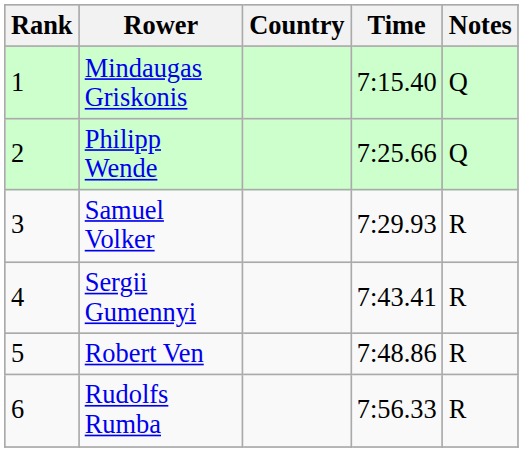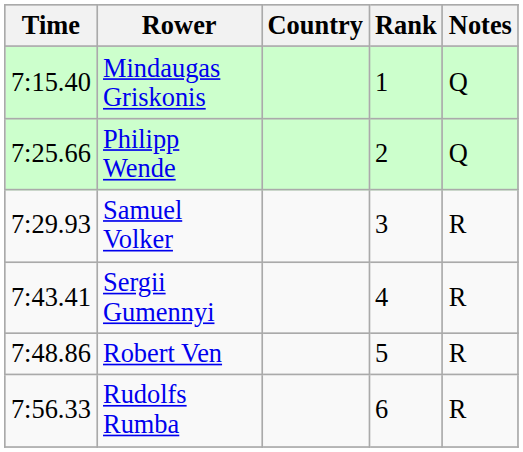columns swapped: (42, 25) <-> (397, 25)
